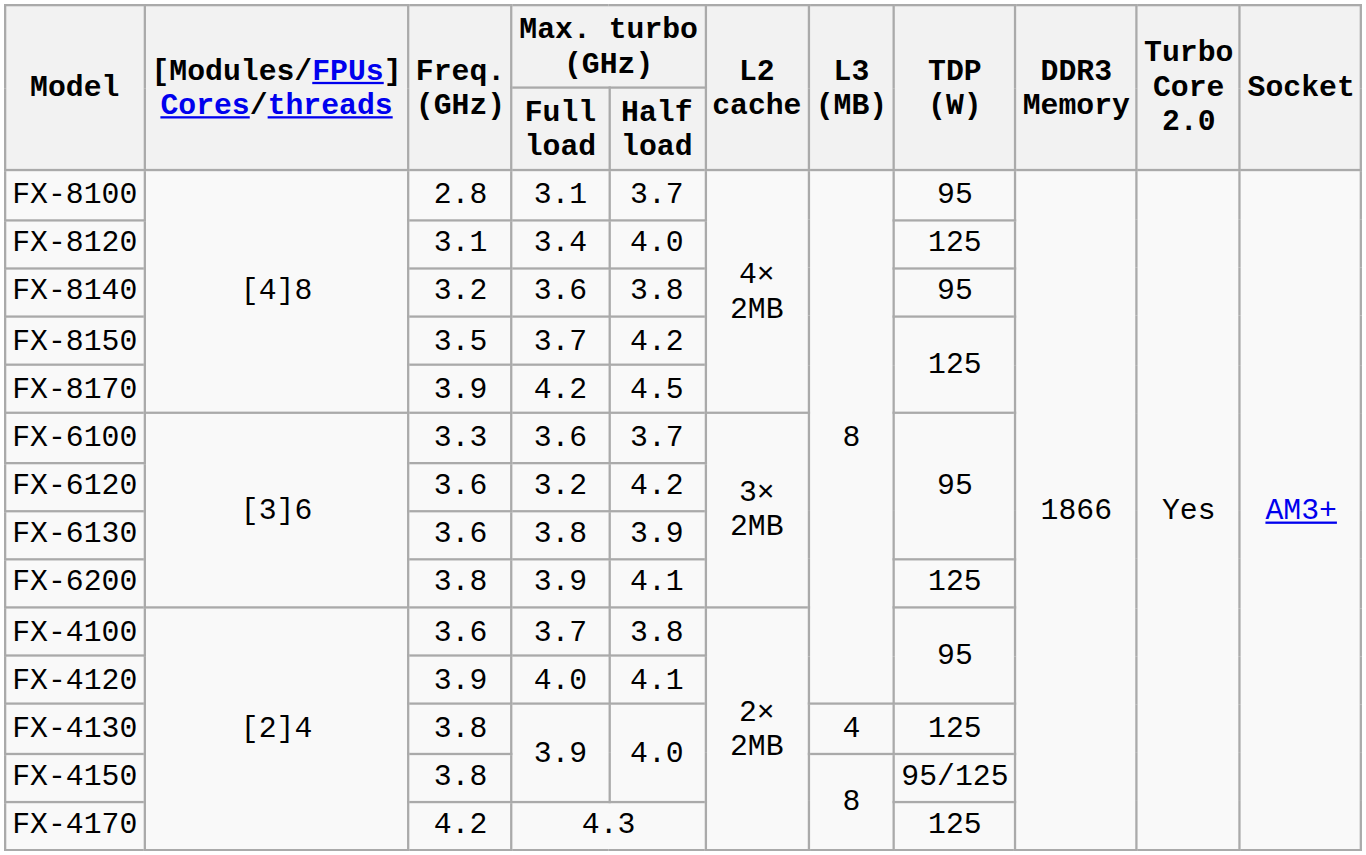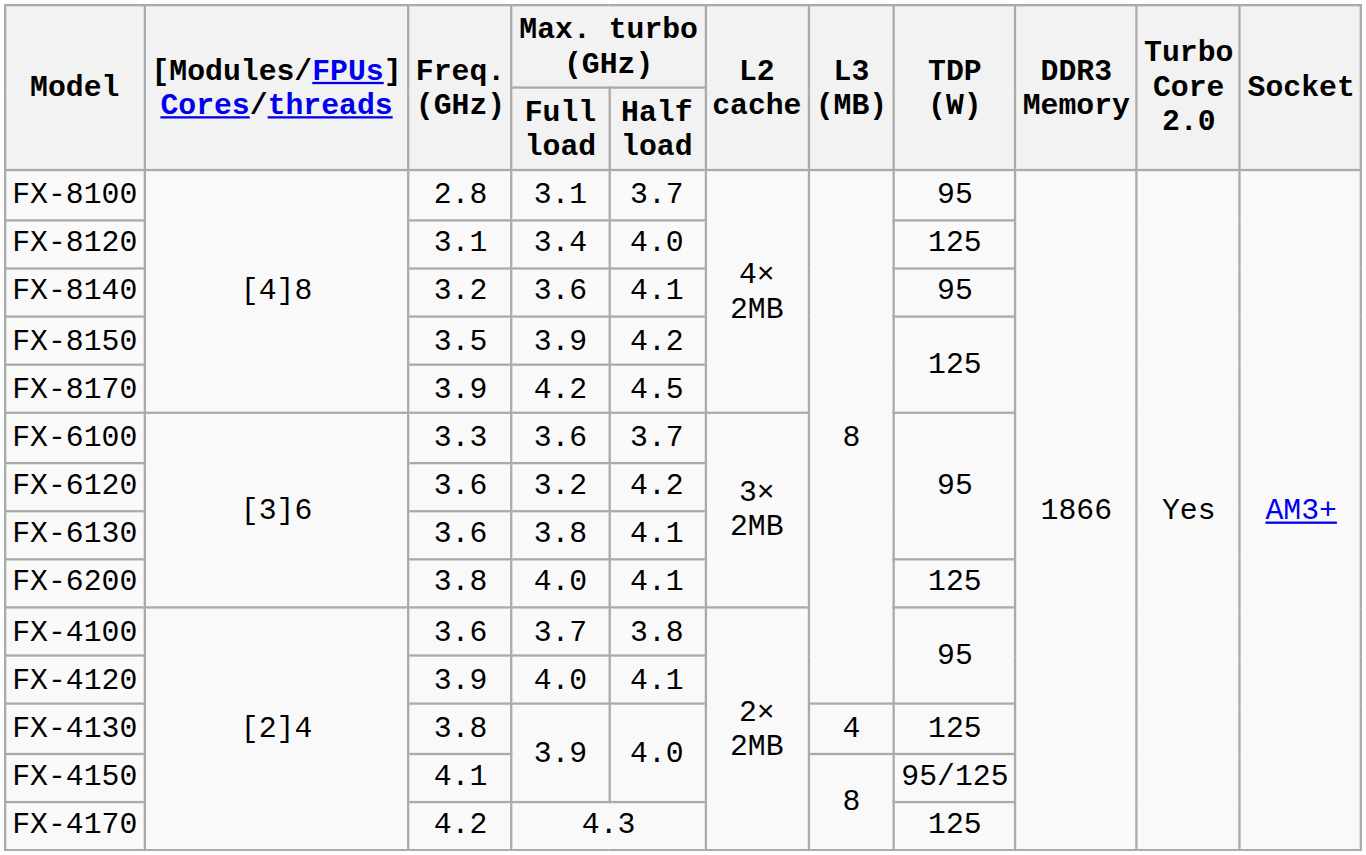(657, 292) 3.8 -> (657, 292) 4.1
(560, 341) 3.7 -> (560, 341) 3.9
(657, 535) 3.9 -> (657, 535) 4.1
(560, 583) 3.9 -> (560, 583) 4.0
(460, 777) 3.8 -> (460, 777) 4.1
